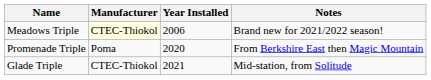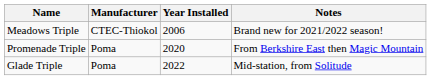(124, 30) lightyellow background -> (124, 30) no background
(124, 65) CTEC-Thiokol -> (103, 65) Poma
(174, 65) 2021 -> (174, 65) 2022
